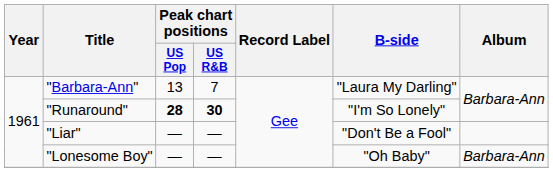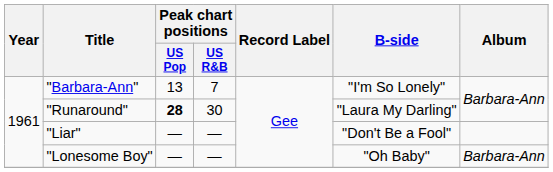(397, 87) "Laura My Darling" -> (397, 87) "I'm So Lonely"
(215, 110) bold -> (215, 110) normal
(397, 110) "I'm So Lonely" -> (397, 110) "Laura My Darling"
